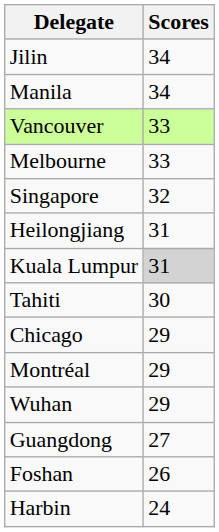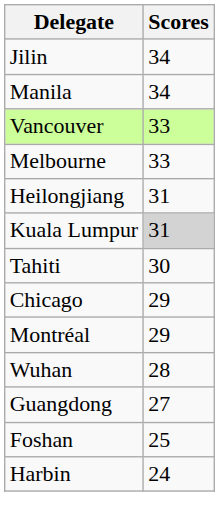- row: (54, 195)
(159, 404) 29 -> (159, 369) 28
(159, 473) 26 -> (159, 439) 25
